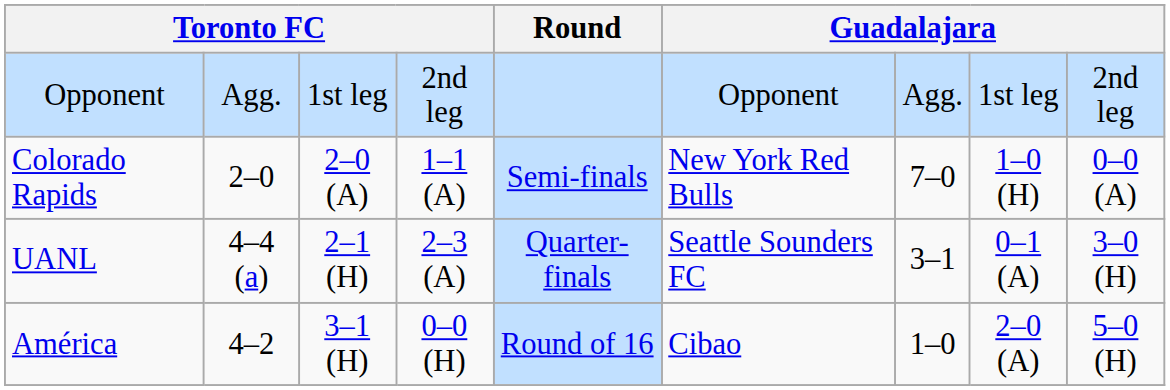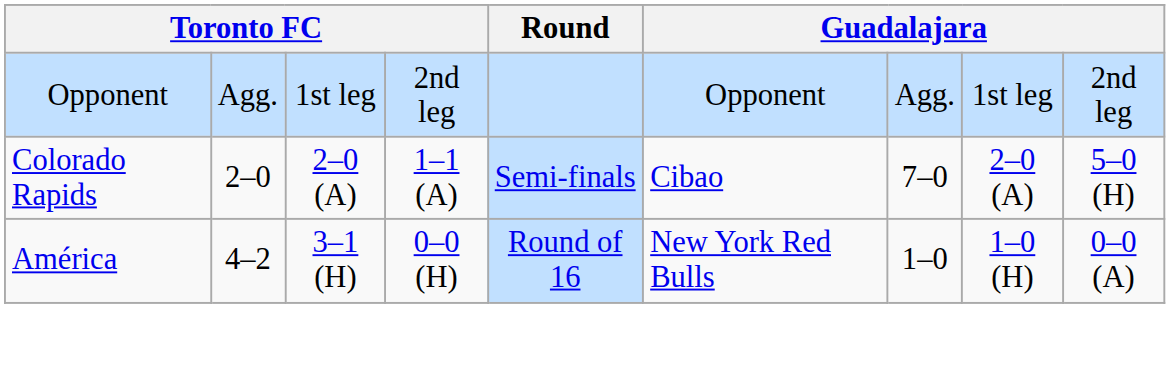(759, 177) New York Red Bulls -> (687, 177) Cibao
(1018, 177) 1–0 (H) -> (1012, 177) 2–0 (A)
(1115, 177) 0–0 (A) -> (1114, 177) 5–0 (H)
- row: (54, 260)
(705, 342) Cibao -> (741, 260) New York Red Bulls
(1018, 342) 2–0 (A) -> (1012, 260) 1–0 (H)
(1115, 342) 5–0 (H) -> (1114, 260) 0–0 (A)
